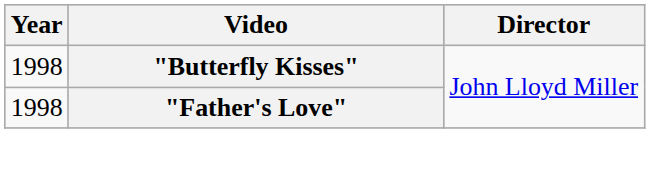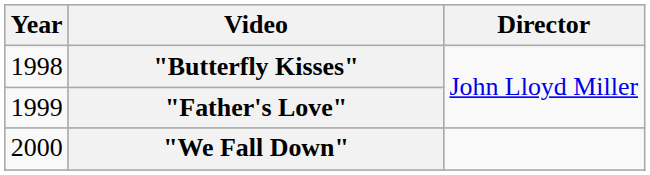(37, 107) 1998 -> (37, 107) 1999
+ row: (256, 148)
